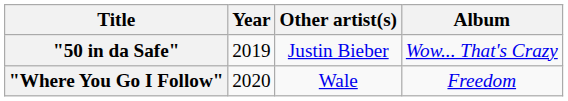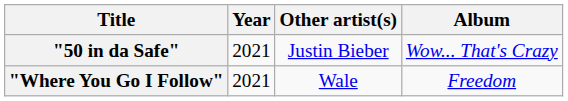(251, 50) 2019 -> (251, 50) 2021
(251, 80) 2020 -> (251, 80) 2021
